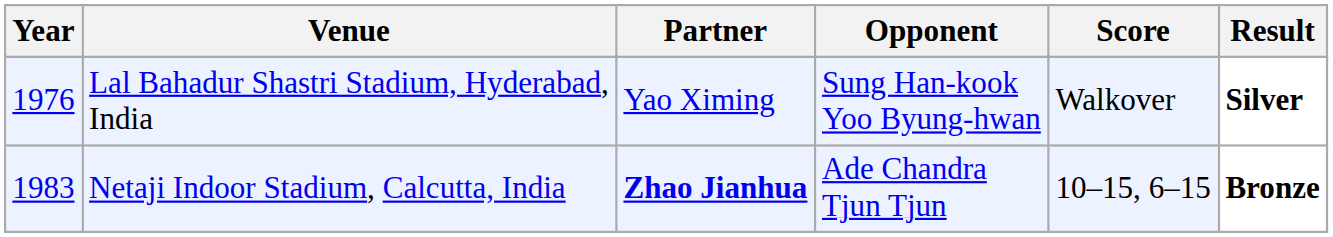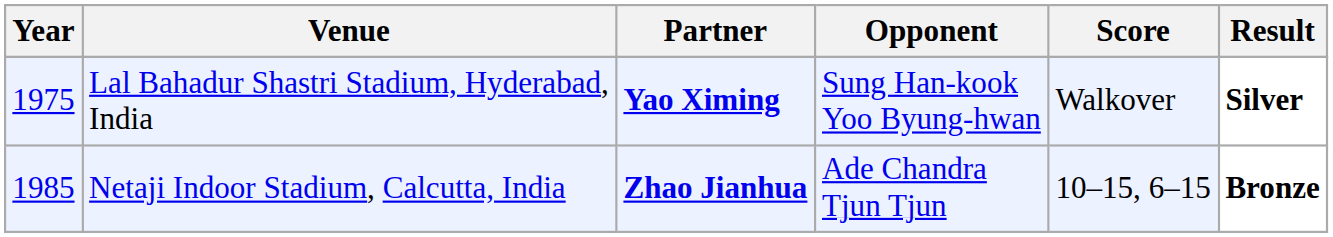(43, 100) 1976 -> (43, 100) 1975
(699, 100) normal -> (702, 100) bold
(43, 188) 1983 -> (43, 188) 1985
